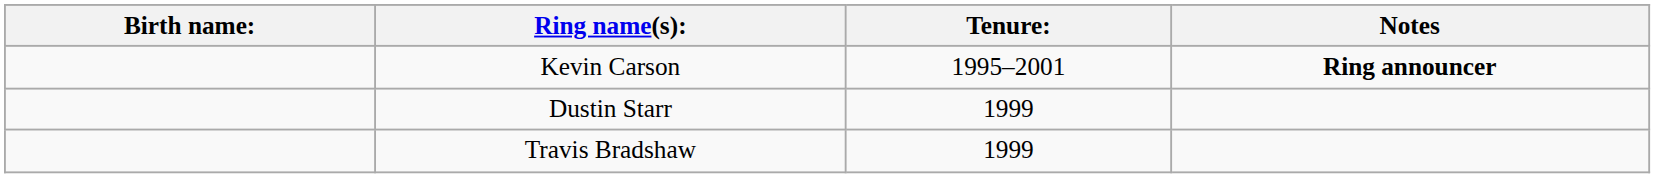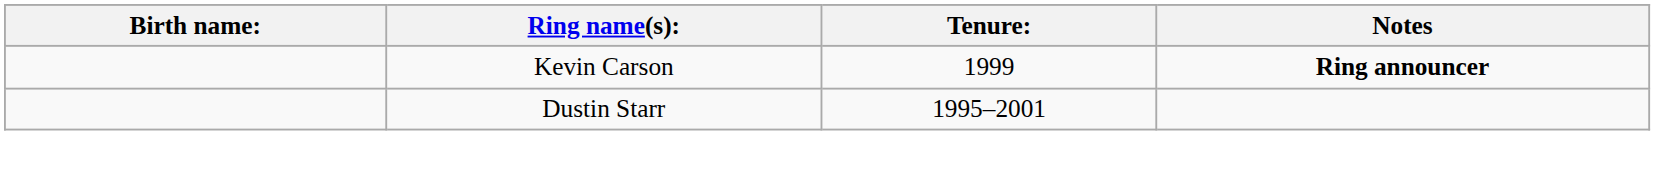(1008, 66) 1995–2001 -> (989, 66) 1999
(1008, 108) 1999 -> (989, 108) 1995–2001
- row: (610, 150)
